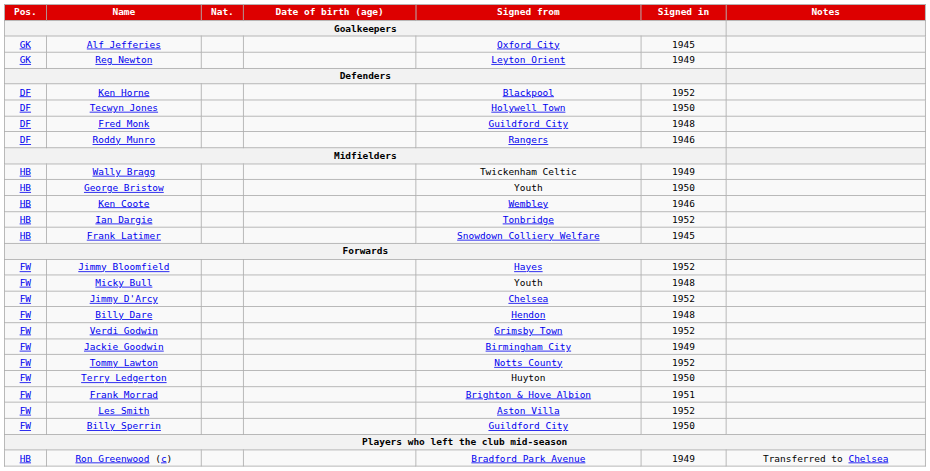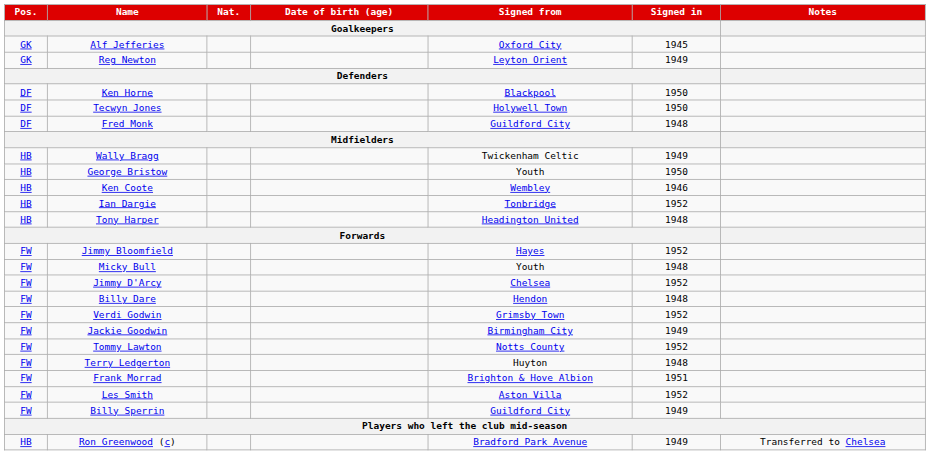(684, 92) 1952 -> (676, 92) 1950
- row: (124, 139)
+ row: (127, 219)
- row: (124, 235)
(684, 378) 1950 -> (676, 362) 1948
(684, 426) 1950 -> (676, 410) 1949
